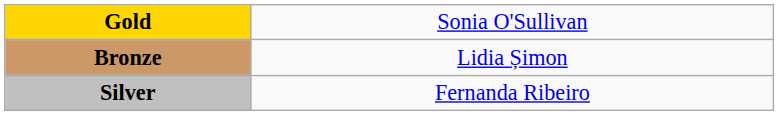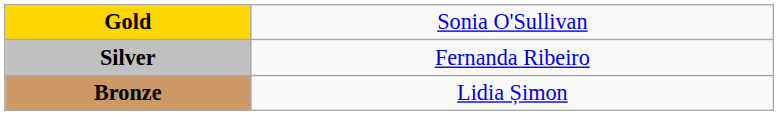rows swapped: (128, 92) <-> (128, 57)
